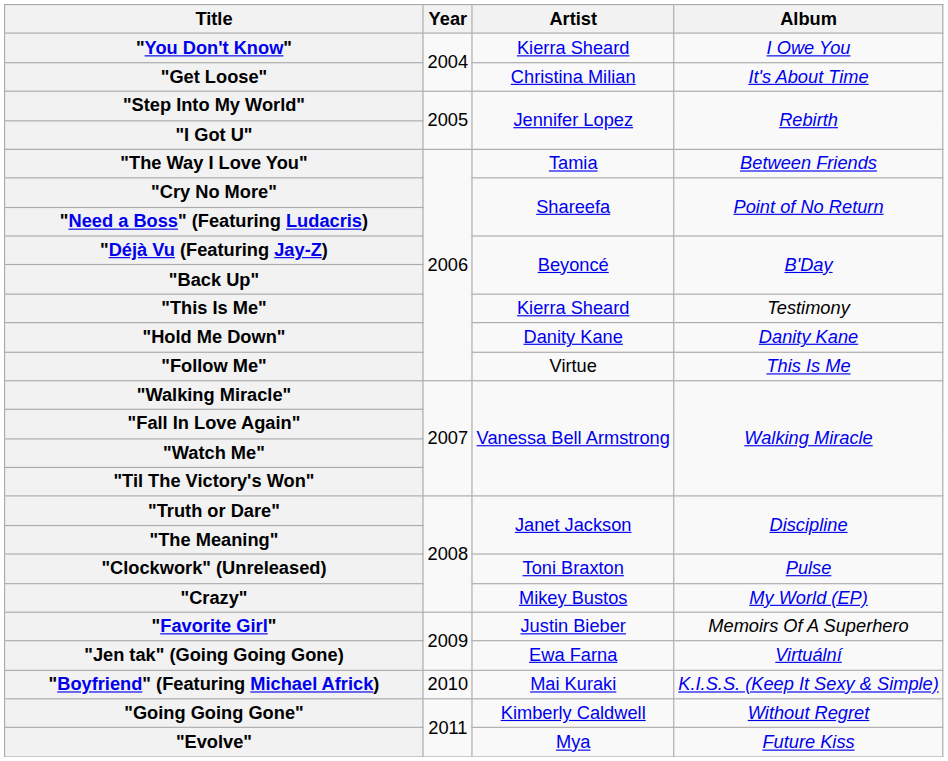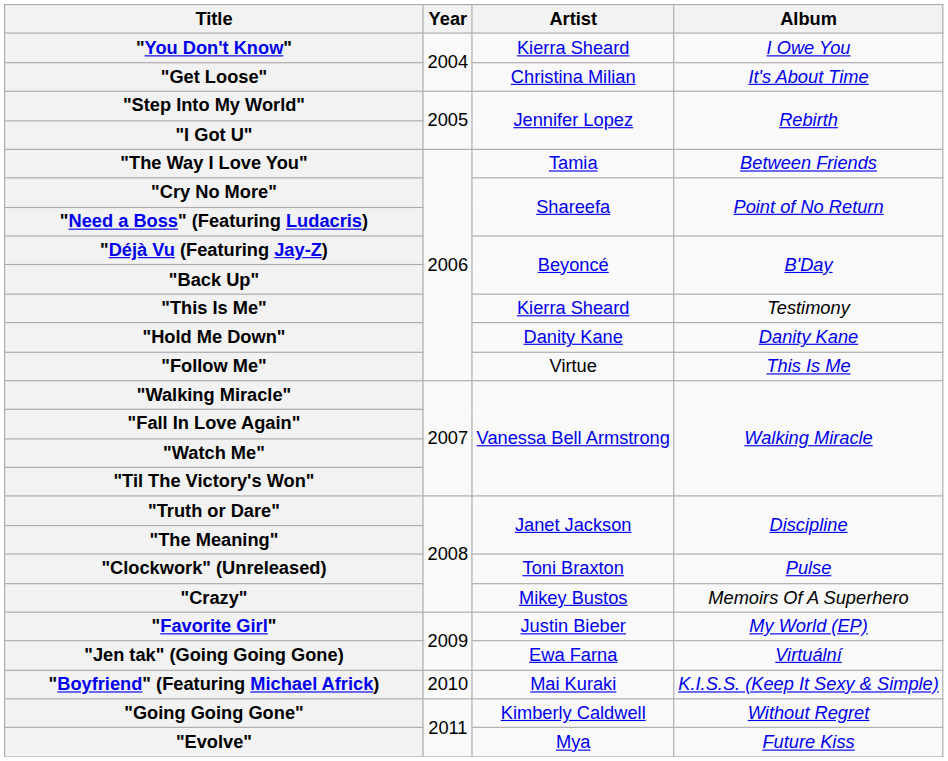(809, 597) My World (EP) -> (809, 597) Memoirs Of A Superhero
(809, 626) Memoirs Of A Superhero -> (809, 626) My World (EP)
